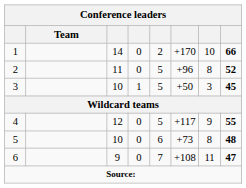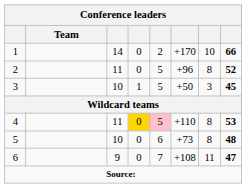(117, 122) 12 -> (117, 122) 11
(139, 122) no background -> (139, 122) gold background
(160, 122) no background -> (160, 122) pink background
(185, 122) +117 -> (185, 122) +110
(209, 122) 9 -> (209, 122) 8
(231, 122) 55 -> (231, 122) 53
